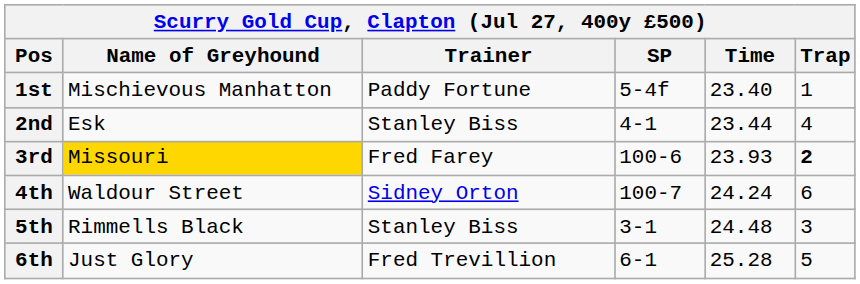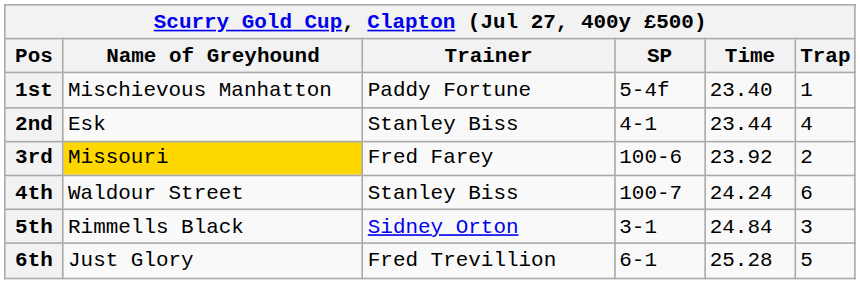(741, 158) 23.93 -> (741, 158) 23.92
(806, 158) bold -> (806, 158) normal
(443, 192) Sidney Orton -> (443, 192) Stanley Biss
(443, 227) Stanley Biss -> (443, 227) Sidney Orton
(741, 227) 24.48 -> (741, 227) 24.84
